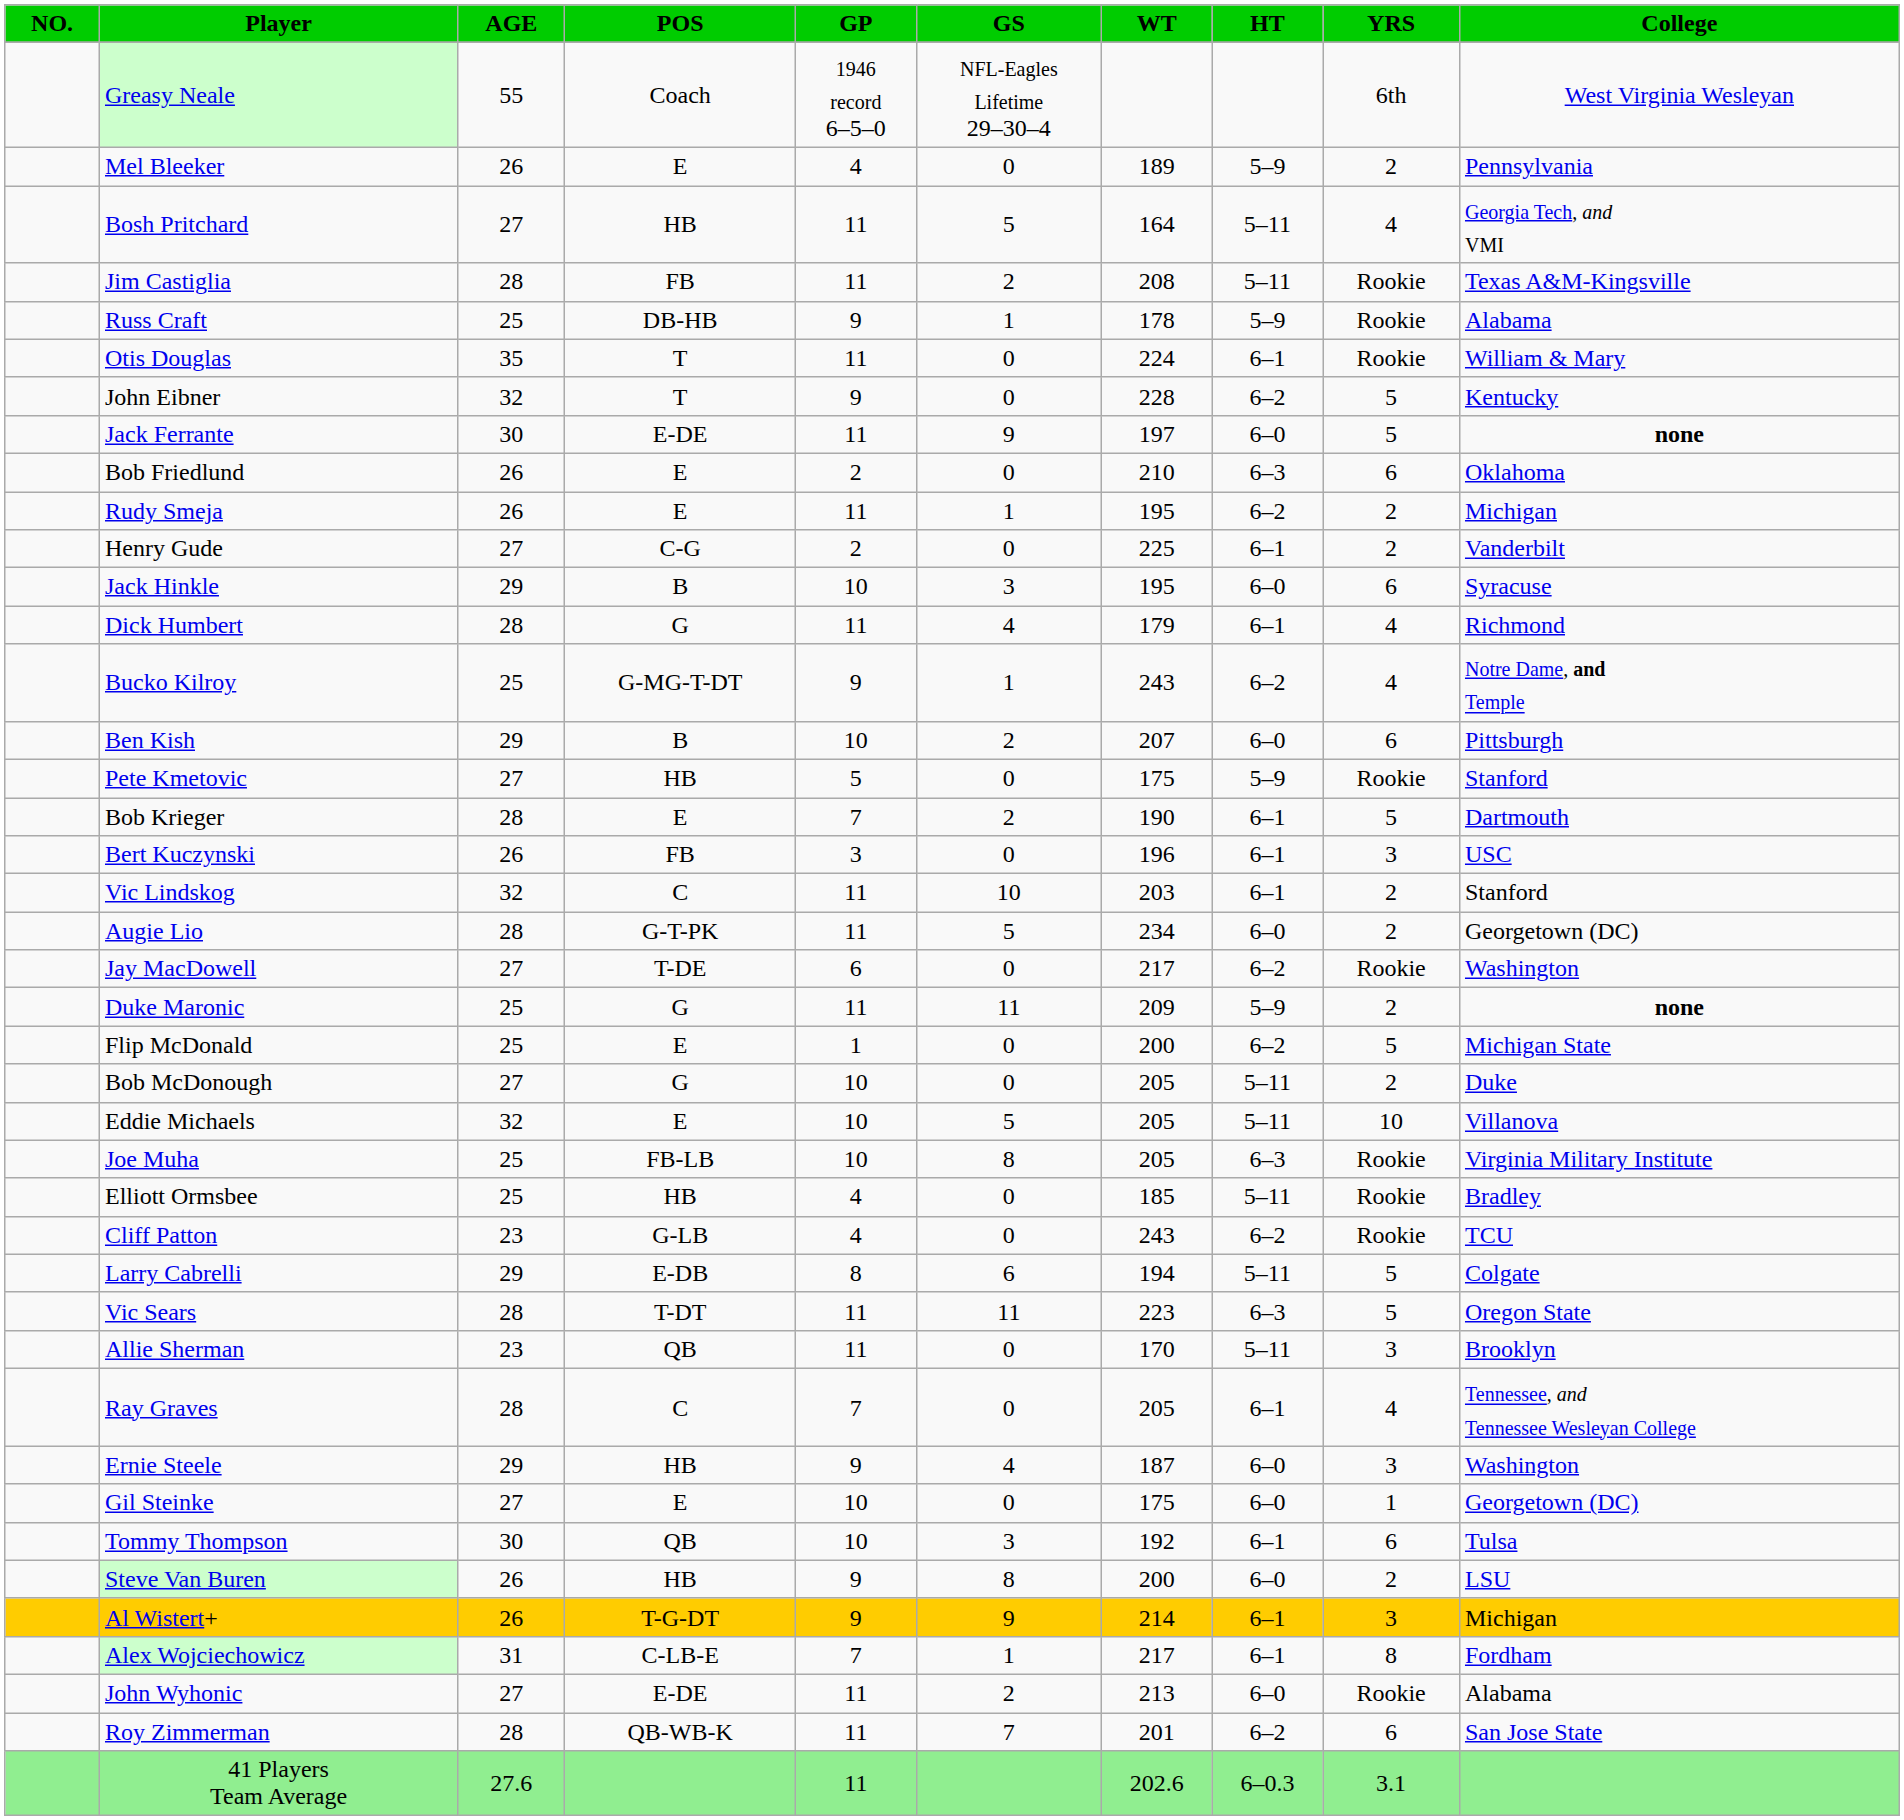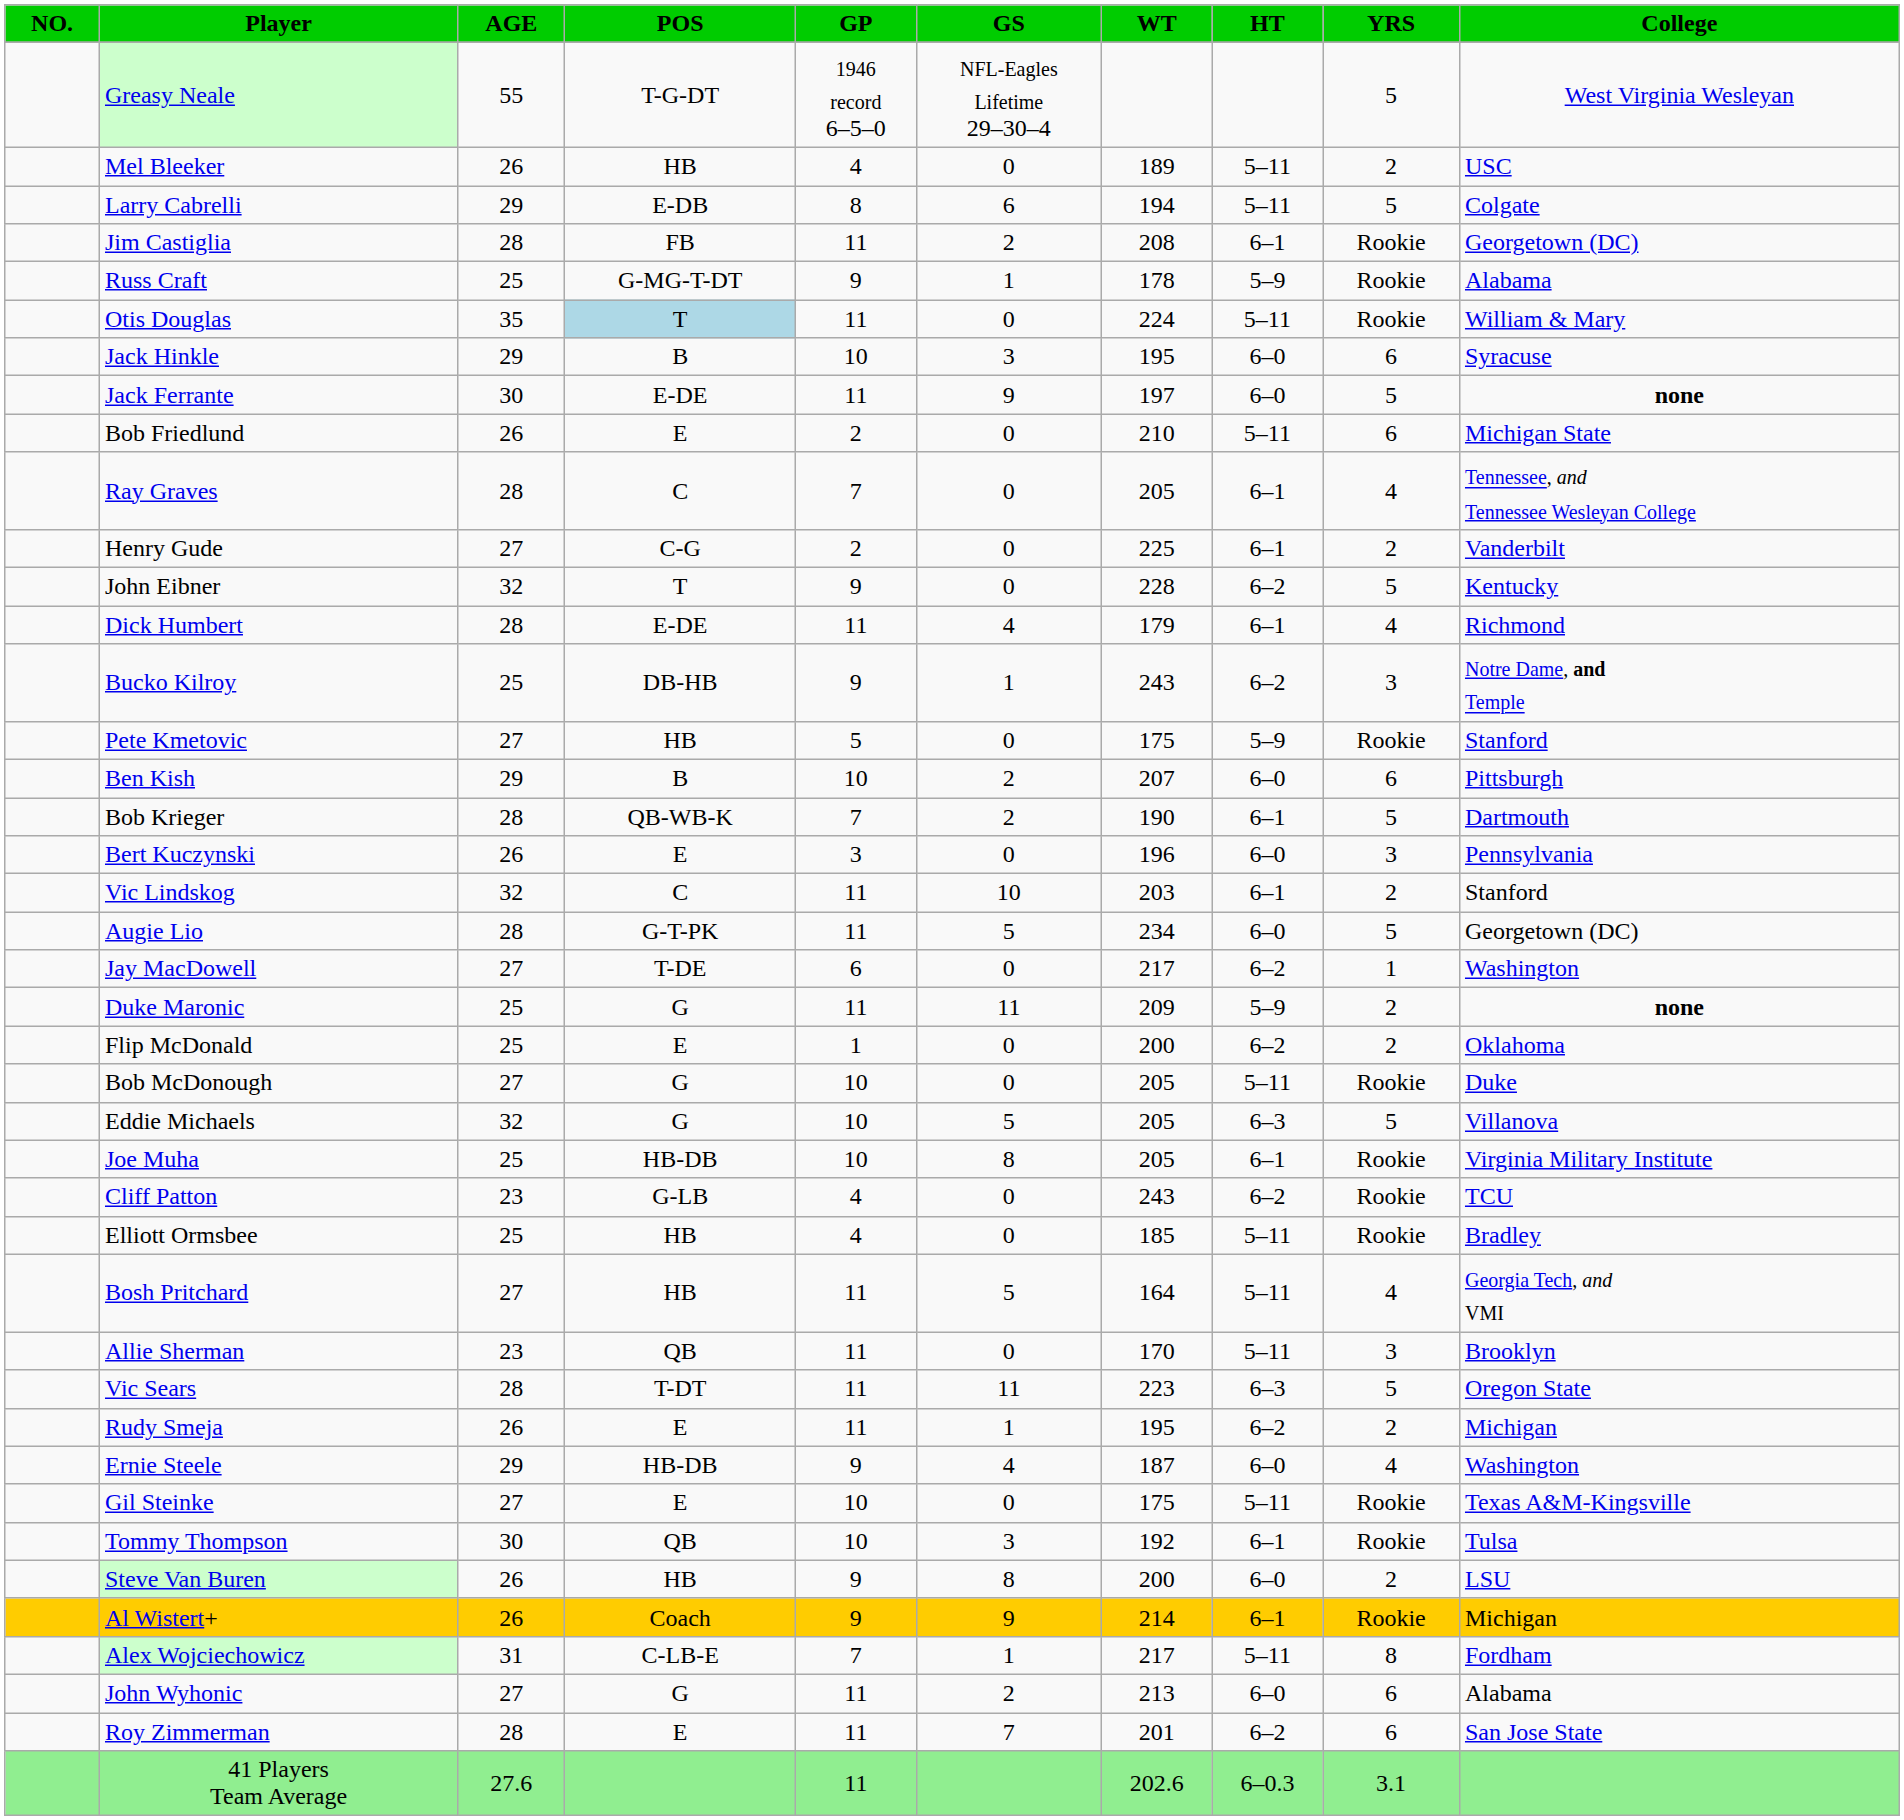(680, 94) Coach -> (680, 94) T-G-DT
(1391, 94) 6th -> (1391, 94) 5
(680, 166) E -> (680, 166) HB
(1267, 166) 5–9 -> (1267, 166) 5–11
(1529, 166) Pennsylvania -> (1488, 166) USC
rows swapped: (173, 1273) <-> (177, 224)
(1267, 281) 5–11 -> (1267, 242) 6–1
(1578, 281) Texas A&M-Kingsville -> (1552, 242) Georgetown (DC)
(680, 319) DB-HB -> (680, 280) G-MG-T-DT
(680, 358) no background -> (680, 318) lightblue background
(1267, 358) 6–1 -> (1267, 318) 5–11
rows swapped: (163, 396) <-> (162, 586)
(1267, 472) 6–3 -> (1267, 432) 5–11
(1515, 472) Oklahoma -> (1538, 432) Michigan State
rows swapped: (161, 1406) <-> (164, 510)
(680, 624) G -> (680, 624) E-DE
(680, 682) G-MG-T-DT -> (680, 682) DB-HB
(1391, 682) 4 -> (1391, 682) 3
rows swapped: (150, 740) <-> (176, 778)
(680, 816) E -> (680, 816) QB-WB-K
(680, 854) FB -> (680, 854) E
(1267, 854) 6–1 -> (1267, 854) 6–0
(1488, 854) USC -> (1529, 854) Pennsylvania
(1391, 930) 2 -> (1391, 930) 5
(1391, 968) Rookie -> (1391, 968) 1
(1391, 1044) 5 -> (1391, 1044) 2
(1538, 1044) Michigan State -> (1515, 1044) Oklahoma
(1391, 1082) 2 -> (1391, 1082) Rookie
(680, 1120) E -> (680, 1120) G
(1267, 1120) 5–11 -> (1267, 1120) 6–3
(1391, 1120) 10 -> (1391, 1120) 5
(680, 1158) FB-LB -> (680, 1158) HB-DB
(1267, 1158) 6–3 -> (1267, 1158) 6–1
rows swapped: (181, 1196) <-> (161, 1234)
rows swapped: (151, 1311) <-> (175, 1349)
(680, 1464) HB -> (680, 1464) HB-DB
(1391, 1464) 3 -> (1391, 1464) 4
(1267, 1502) 6–0 -> (1267, 1502) 5–11
(1391, 1502) 1 -> (1391, 1502) Rookie
(1552, 1502) Georgetown (DC) -> (1578, 1502) Texas A&M-Kingsville
(1391, 1540) 6 -> (1391, 1540) Rookie
(680, 1617) T-G-DT -> (680, 1617) Coach
(1391, 1617) 3 -> (1391, 1617) Rookie
(1267, 1655) 6–1 -> (1267, 1655) 5–11
(680, 1693) E-DE -> (680, 1693) G
(1391, 1693) Rookie -> (1391, 1693) 6
(680, 1731) QB-WB-K -> (680, 1731) E
